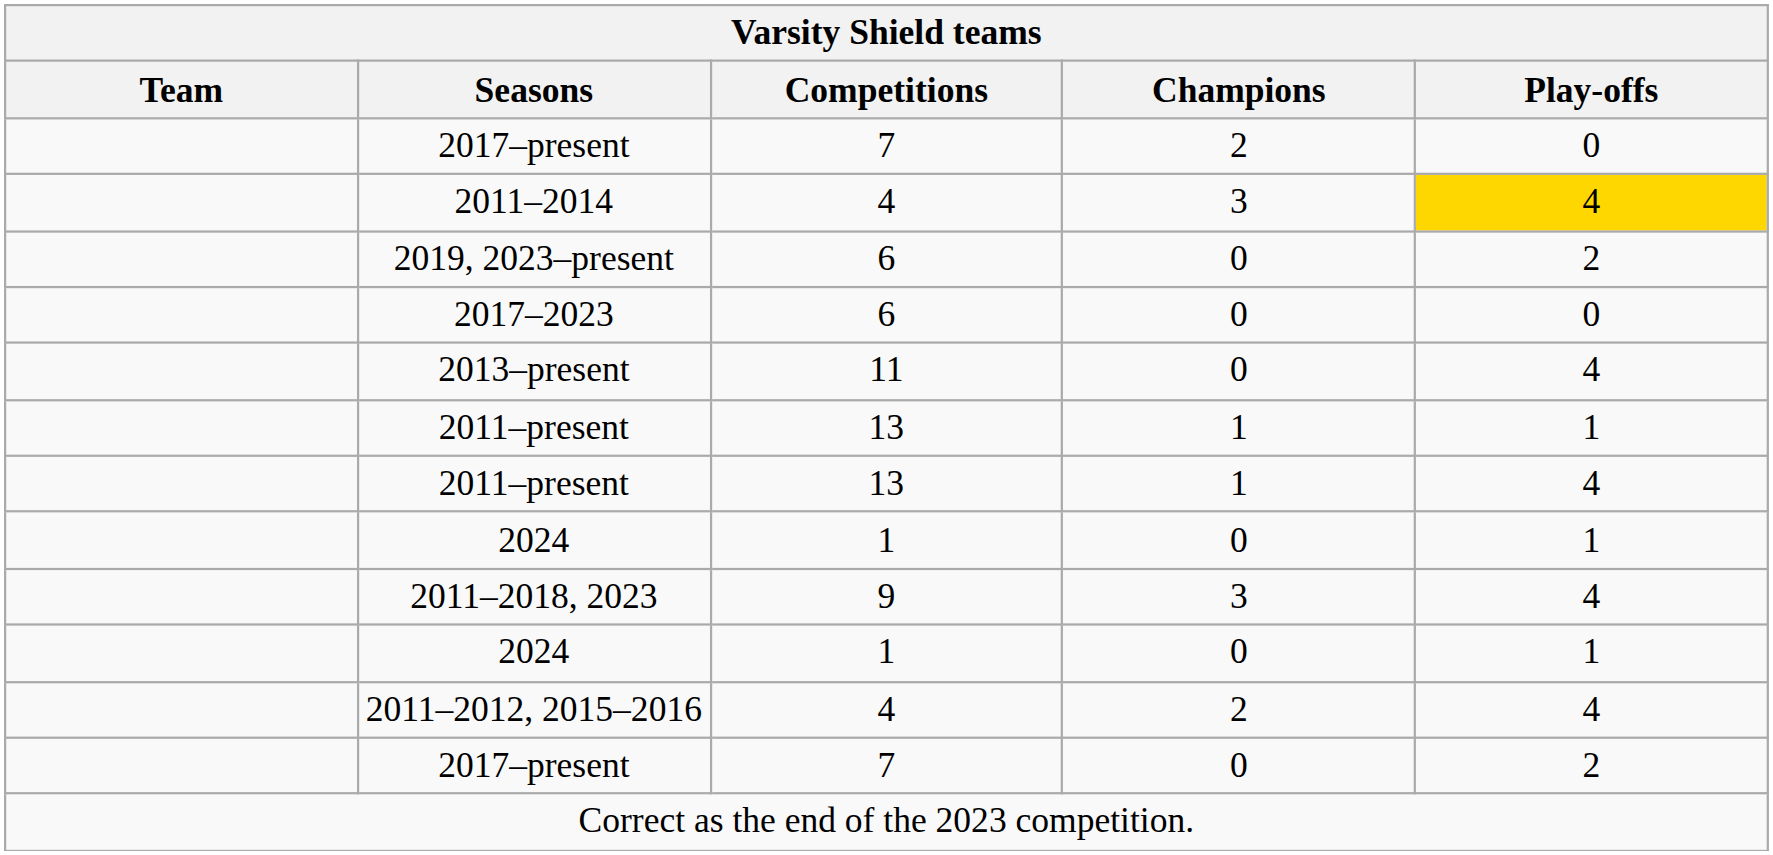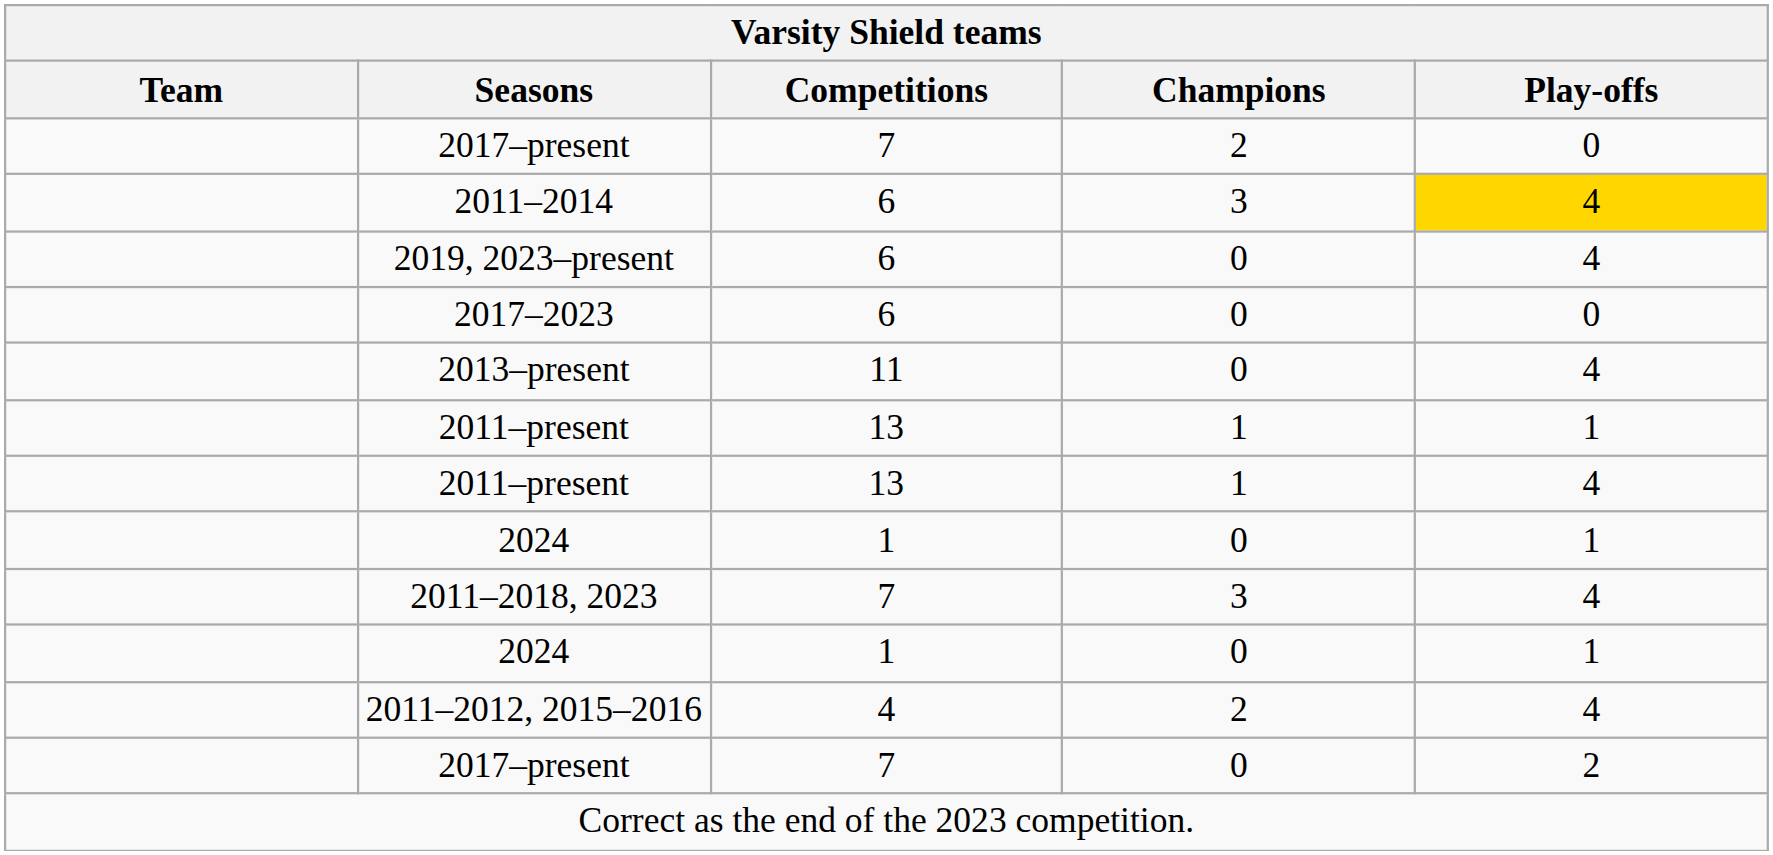(886, 201) 4 -> (886, 201) 6
(1591, 257) 2 -> (1591, 257) 4
(886, 595) 9 -> (886, 595) 7
